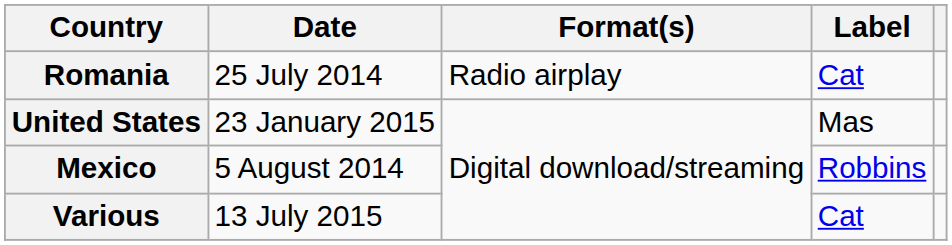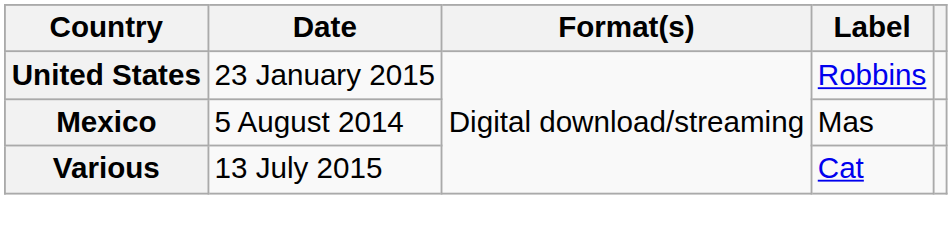- row: (106, 74)
(846, 121) Mas -> (872, 74) Robbins
(872, 168) Robbins -> (846, 121) Mas
